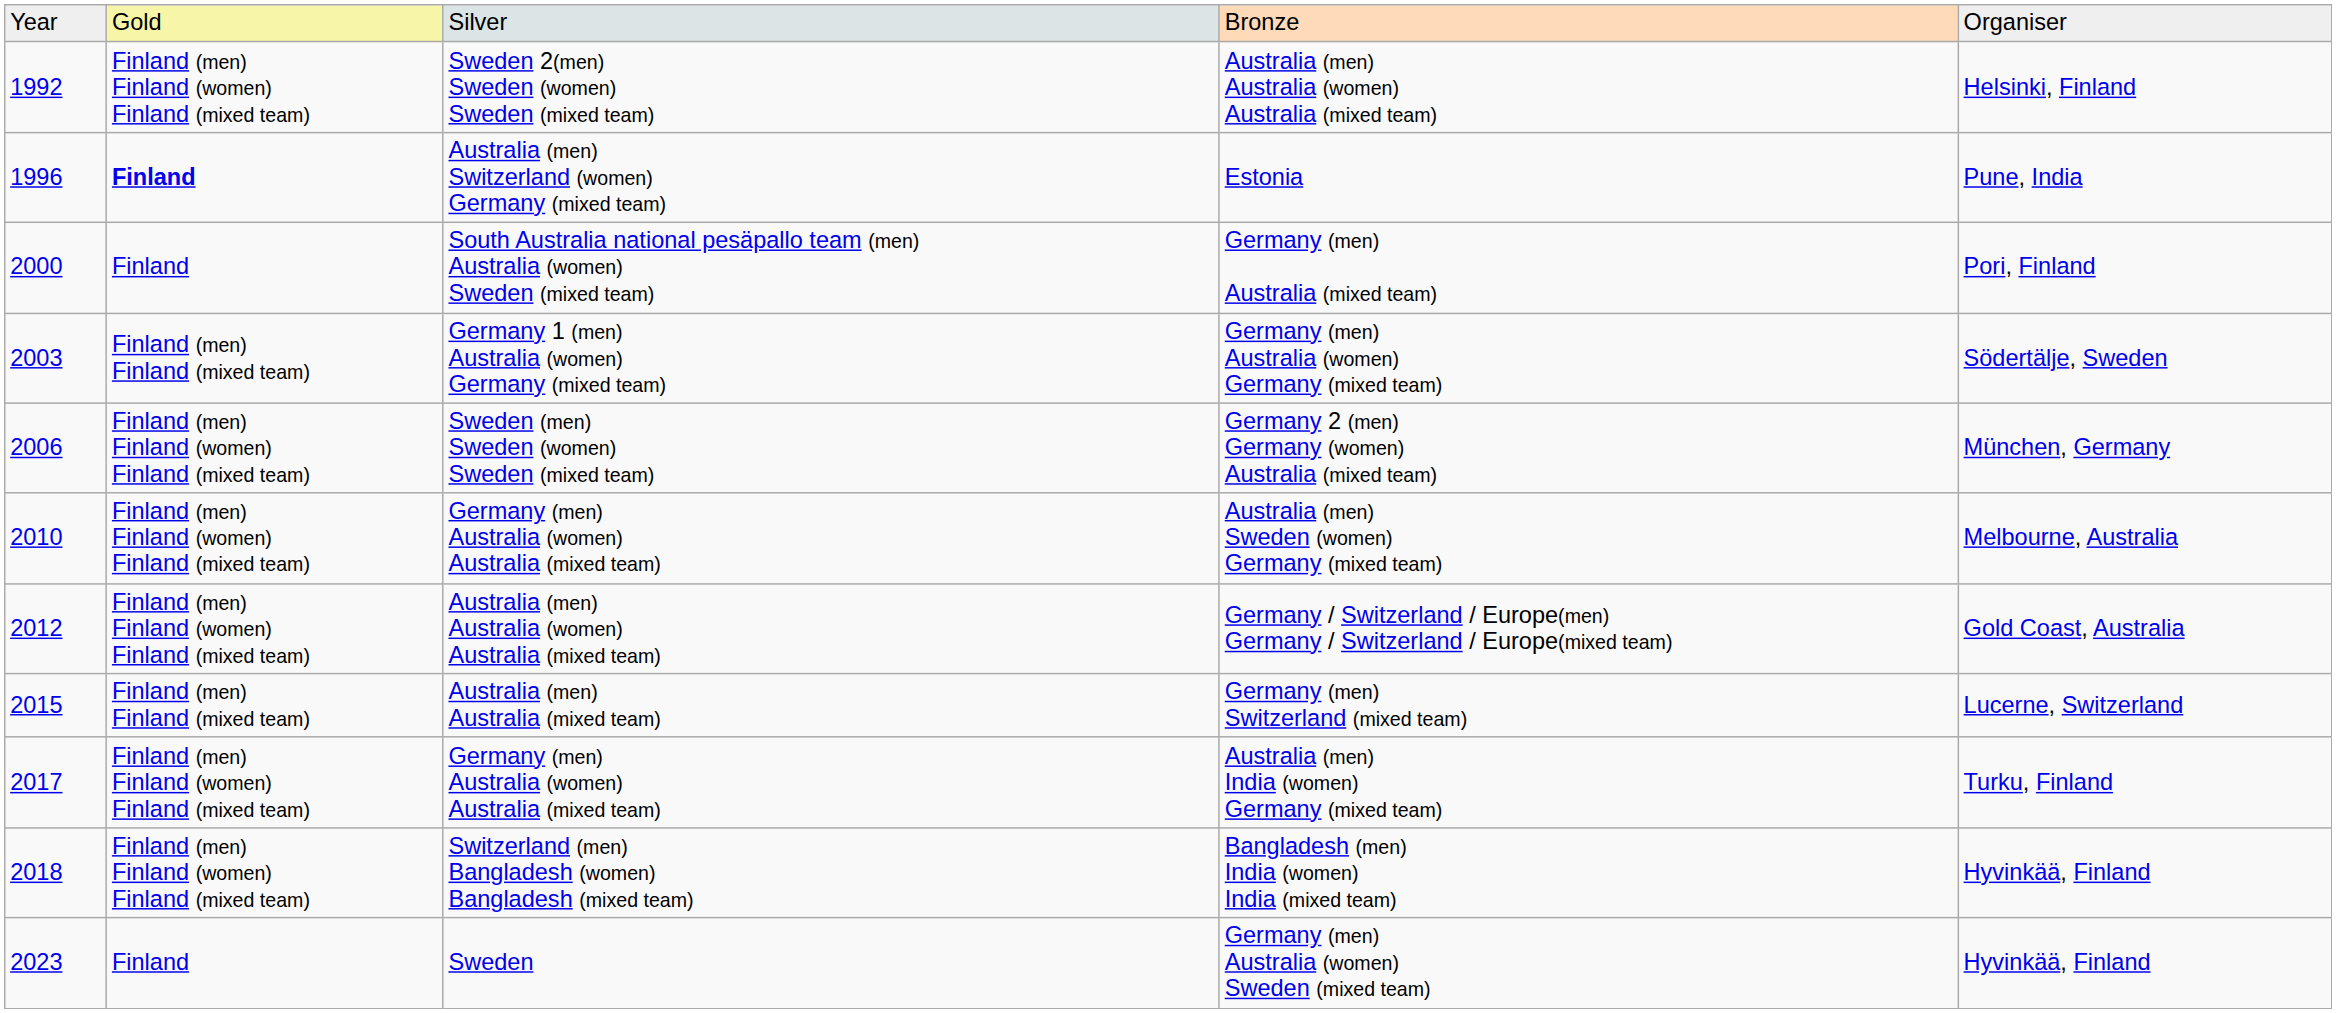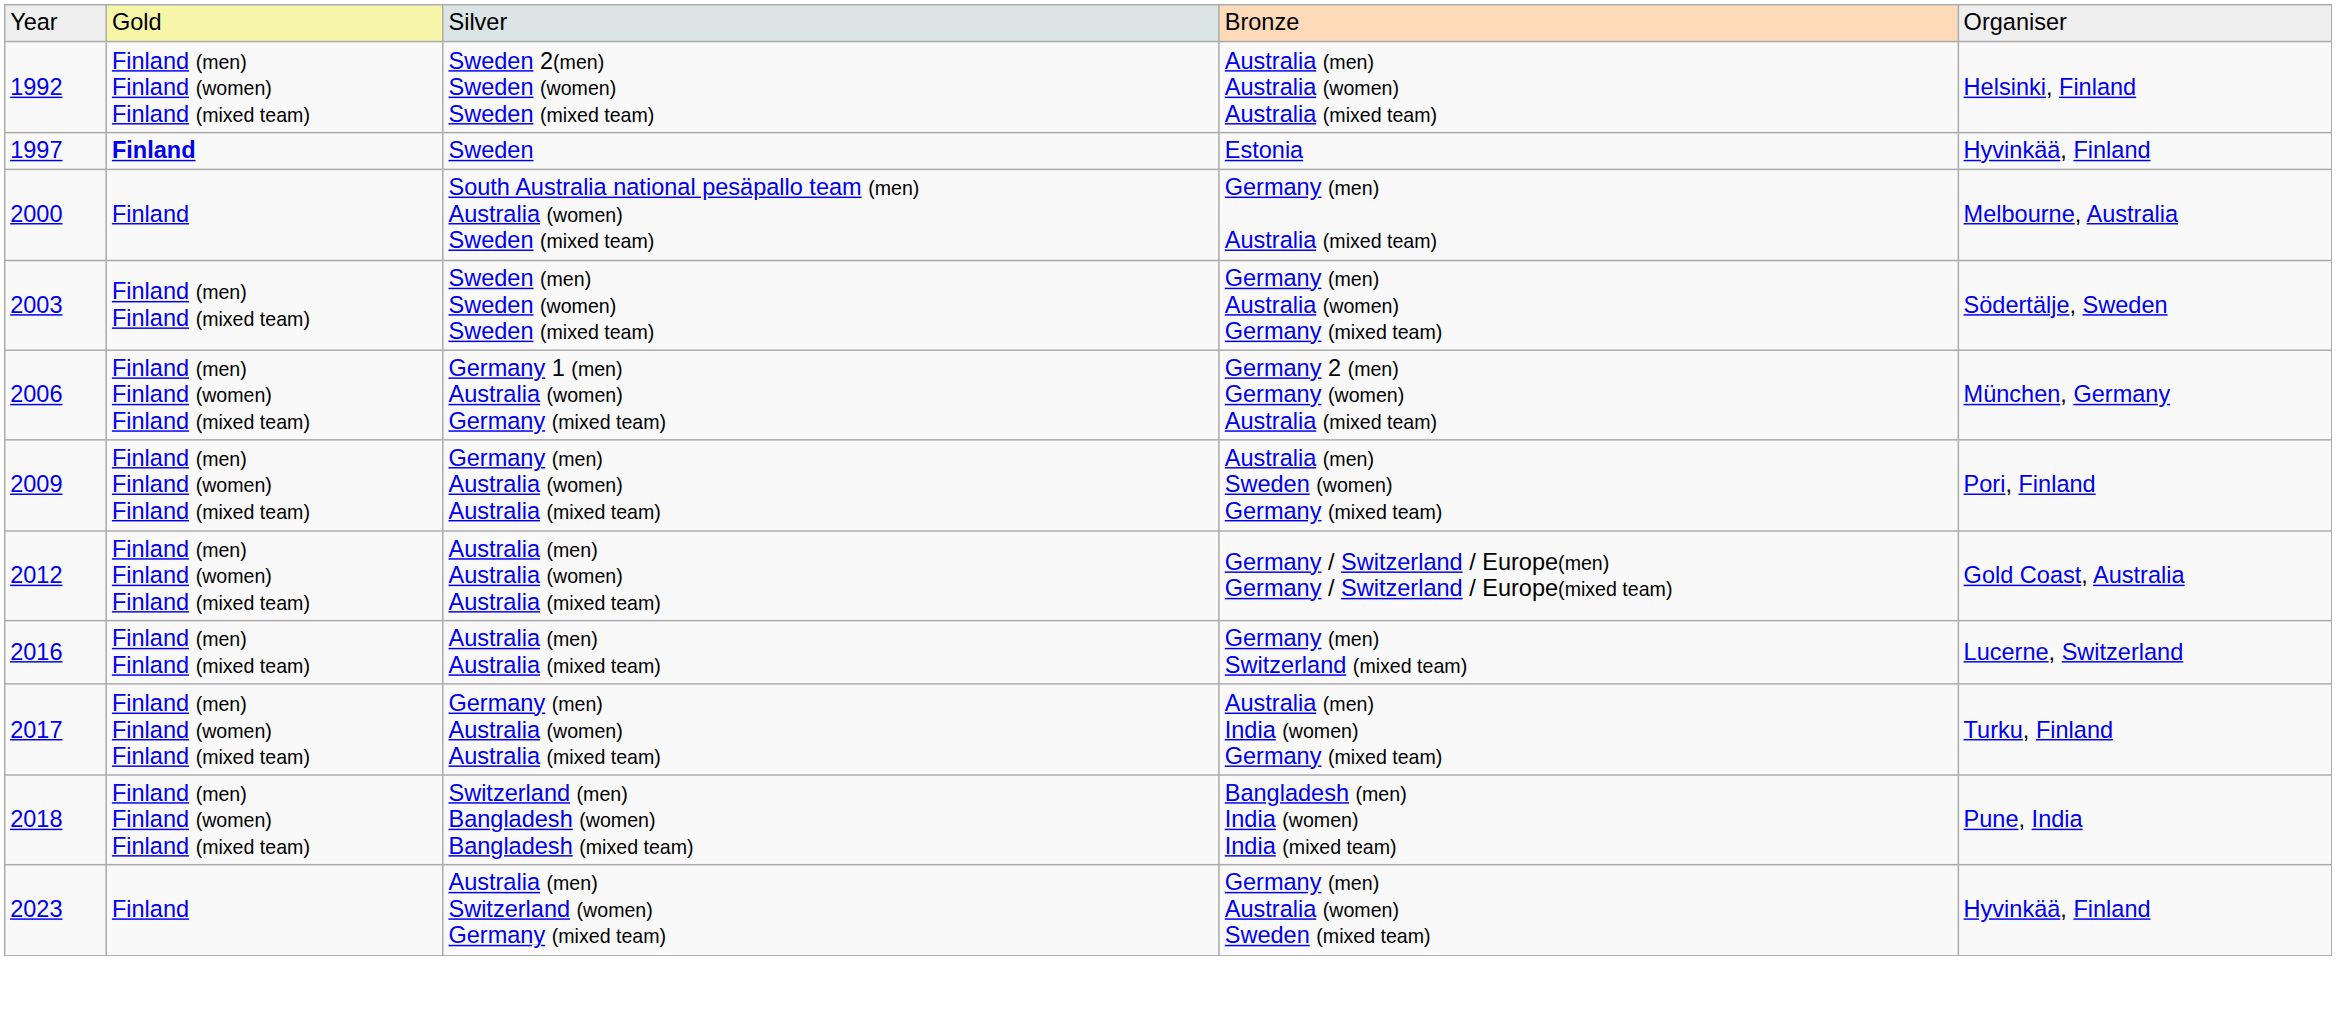(36, 177) 1996 -> (36, 150) 1997
(557, 177) Australia (men) Switzerland (women) Germany (mixed team) -> (491, 150) Sweden
(2023, 177) Pune, India -> (2057, 150) Hyvinkää, Finland
(2030, 267) Pori, Finland -> (2071, 214) Melbourne, Australia
(557, 357) Germany 1 (men) Australia (women) Germany (mixed team) -> (551, 304) Sweden (men) Sweden (women) Sweden (mixed team)
(551, 447) Sweden (men) Sweden (women) Sweden (mixed team) -> (557, 394) Germany 1 (men) Australia (women) Germany (mixed team)
(36, 538) 2010 -> (36, 485) 2009
(2071, 538) Melbourne, Australia -> (2030, 485) Pori, Finland
(36, 705) 2015 -> (36, 652) 2016
(2057, 872) Hyvinkää, Finland -> (2023, 819) Pune, India
(491, 962) Sweden -> (557, 909) Australia (men) Switzerland (women) Germany (mixed team)
